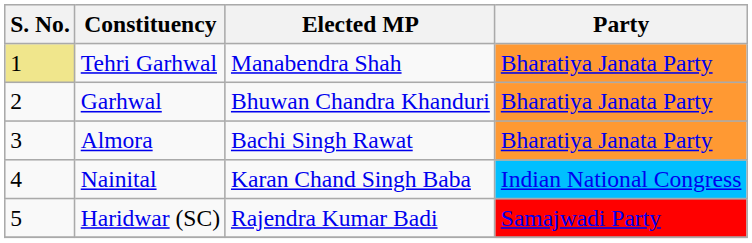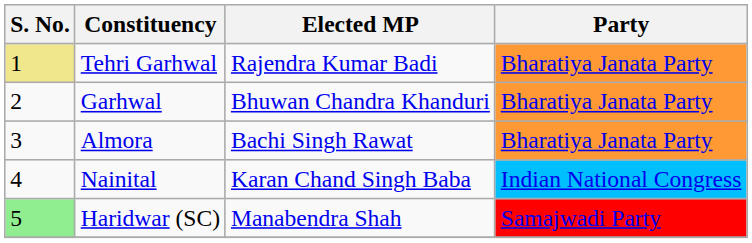(316, 62) Manabendra Shah -> (334, 62) Rajendra Kumar Badi
(16, 218) no background -> (16, 218) lightgreen background
(334, 218) Rajendra Kumar Badi -> (316, 218) Manabendra Shah
